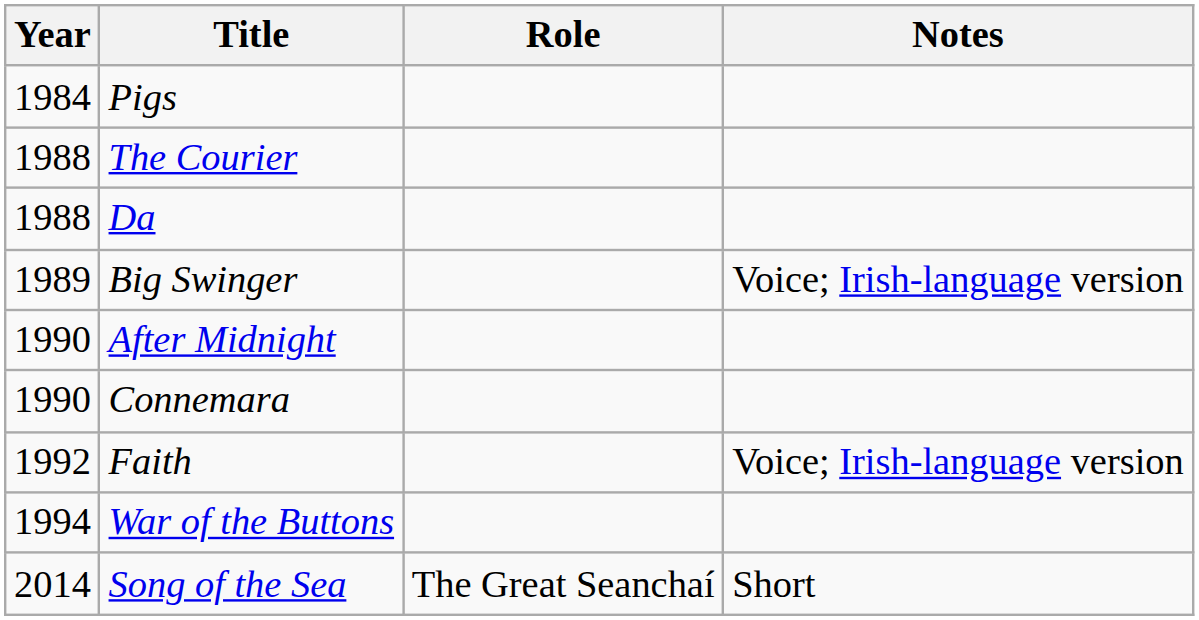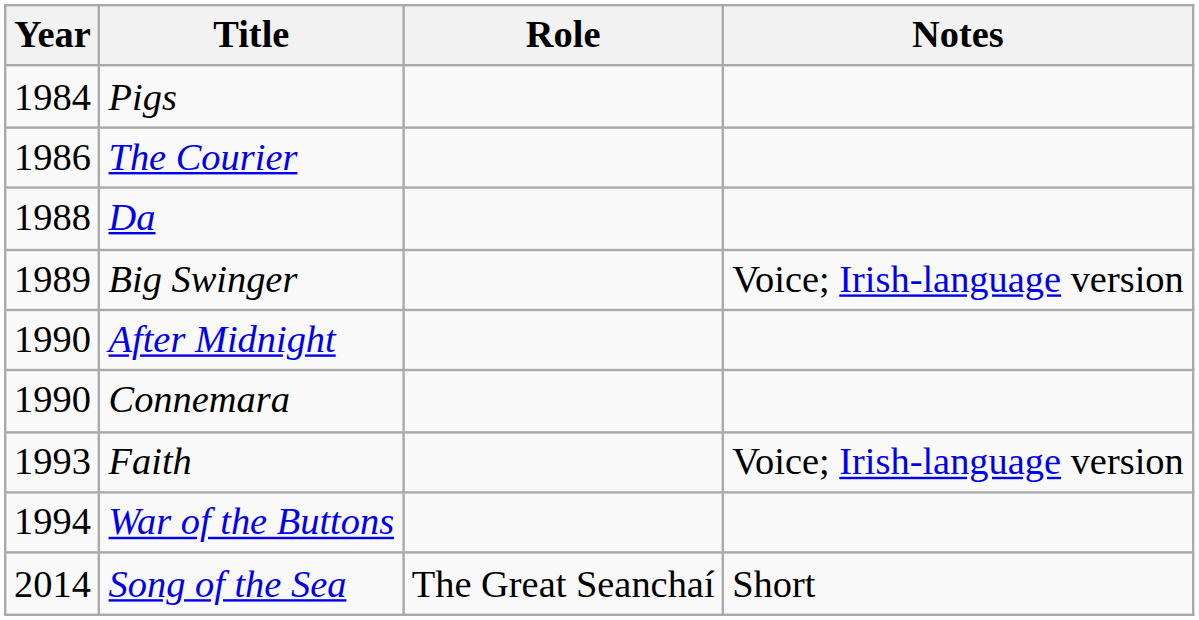(52, 156) 1988 -> (52, 156) 1986
(52, 461) 1992 -> (52, 461) 1993
